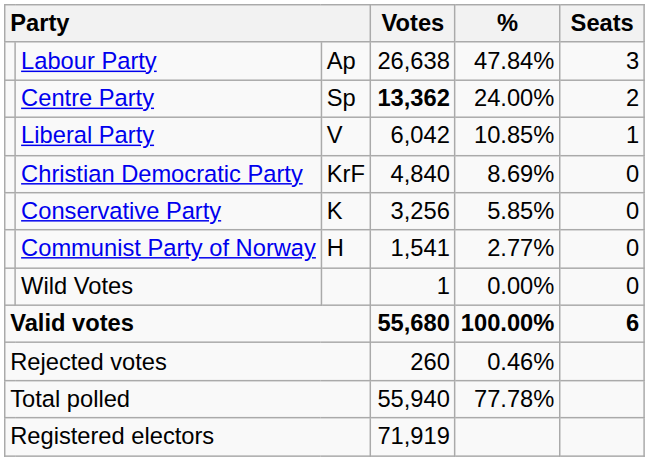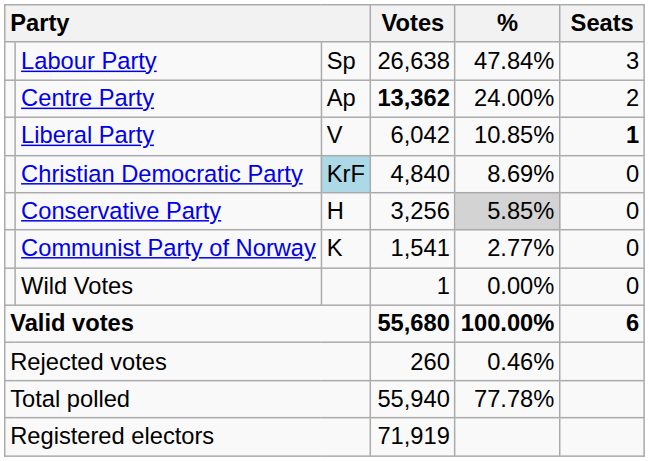(341, 60) Ap -> (341, 60) Sp
(341, 98) Sp -> (341, 98) Ap
(633, 135) normal -> (633, 135) bold
(346, 173) no background -> (346, 173) lightblue background
(335, 211) K -> (335, 211) H
(521, 211) no background -> (521, 211) lightgrey background
(335, 248) H -> (335, 248) K
